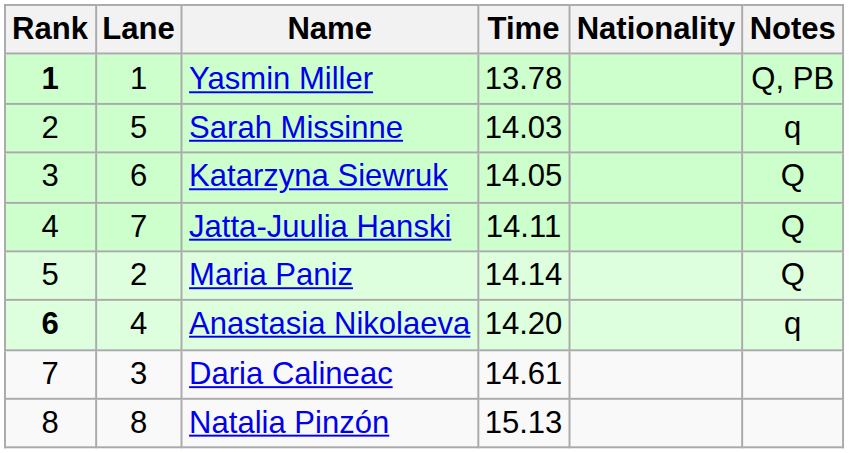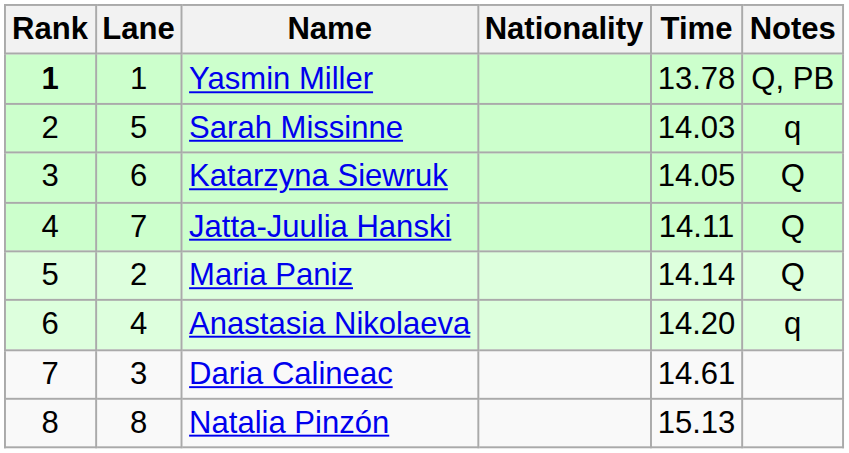columns swapped: (656, 29) <-> (523, 29)
(50, 324) bold -> (50, 324) normal
